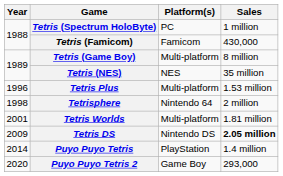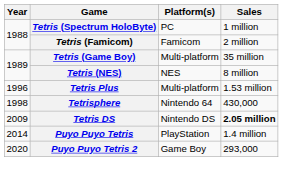(241, 42) 430,000 -> (241, 42) 2 million
(241, 57) 8 million -> (244, 57) 35 million
(244, 73) 35 million -> (241, 73) 8 million
(241, 103) 2 million -> (241, 103) 430,000
- row: (94, 118)
